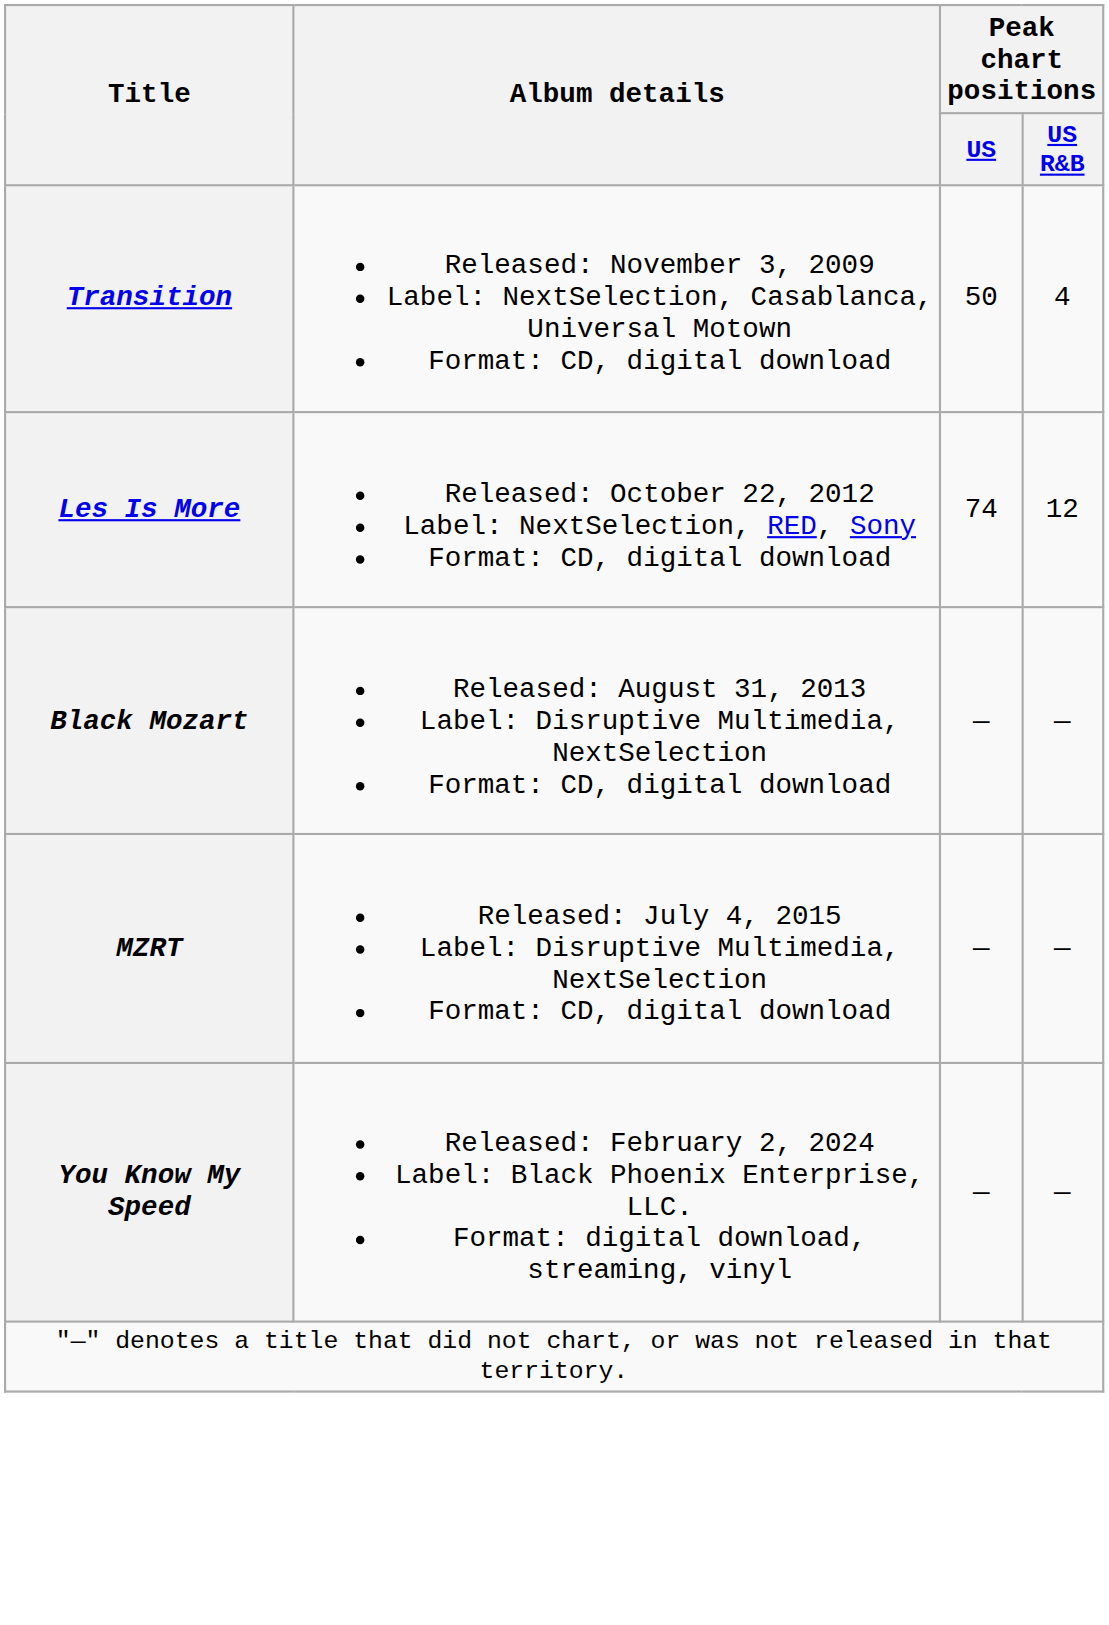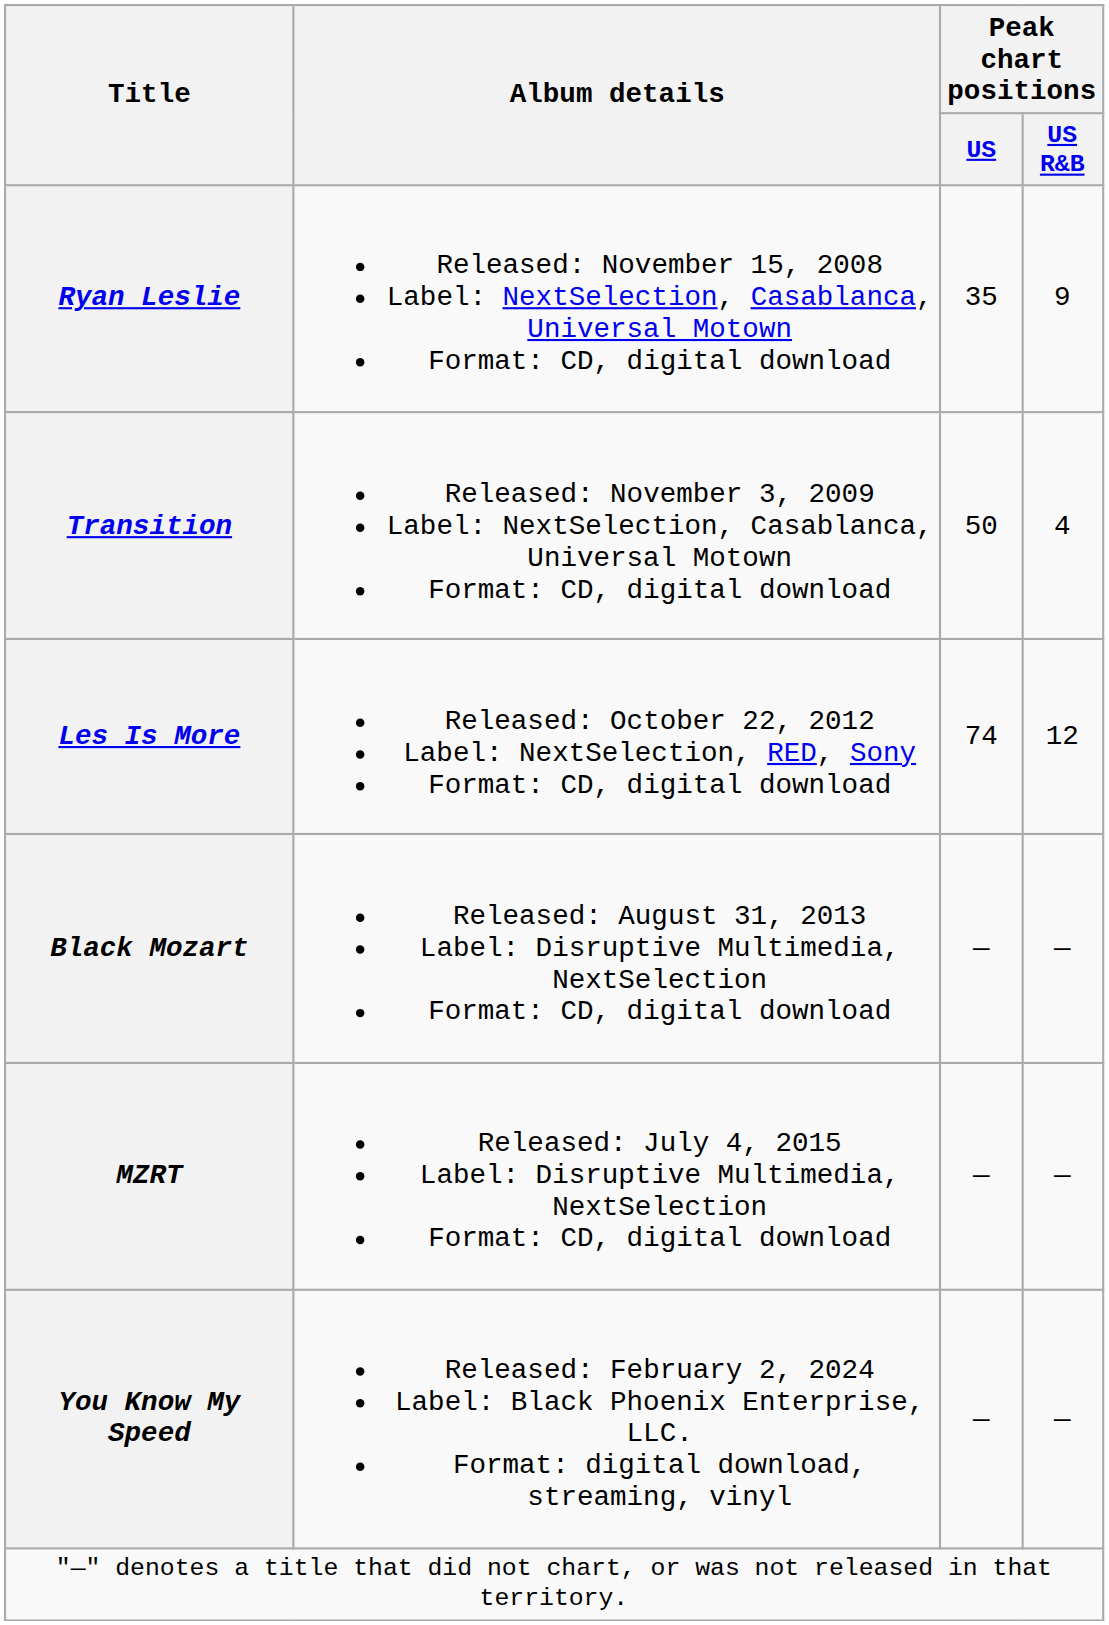+ row: (149, 299)
